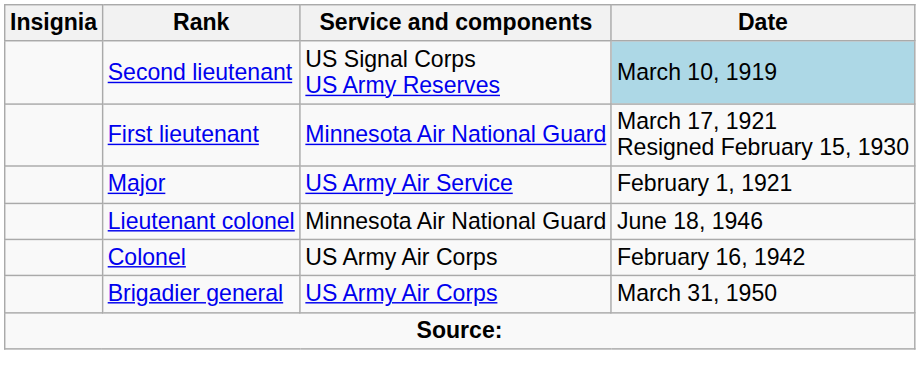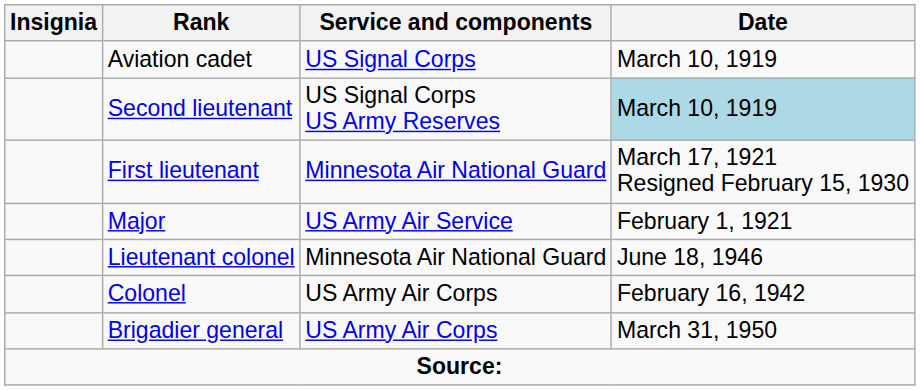+ row: (180, 59)
